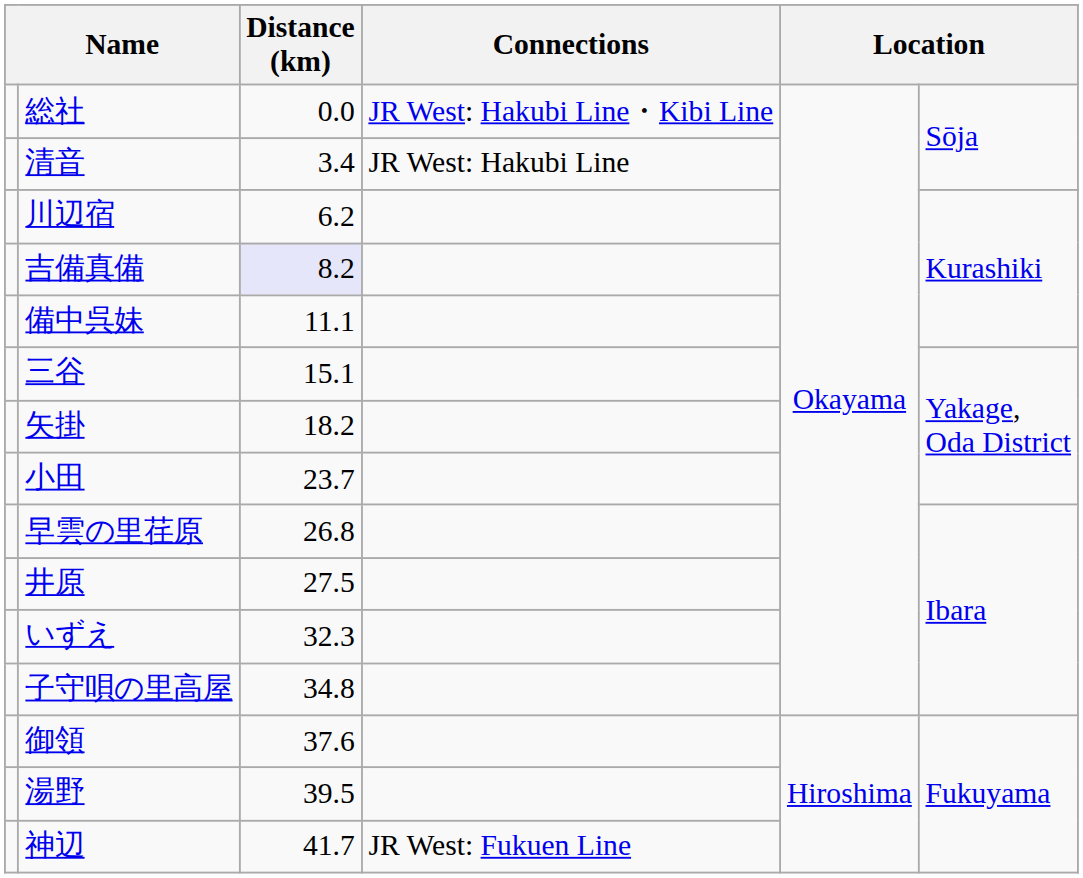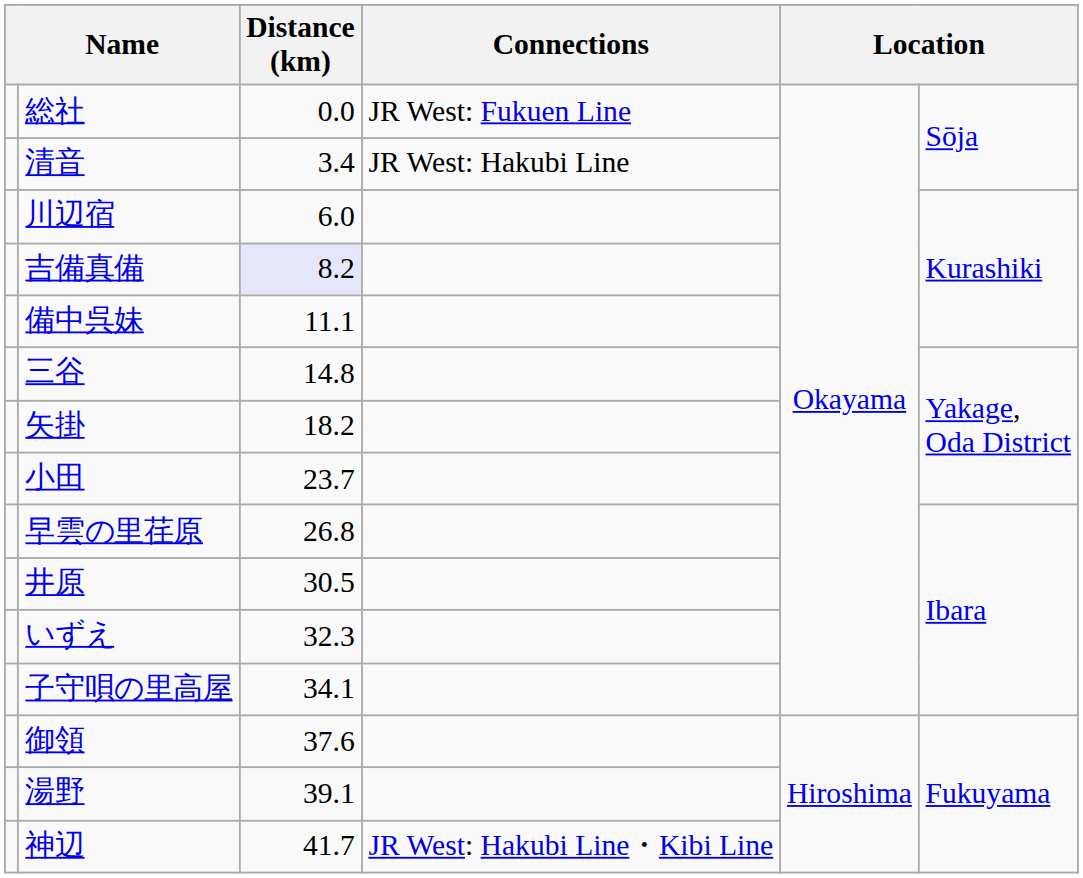(571, 110) JR West: Hakubi Line・Kibi Line -> (500, 110) JR West: Fukuen Line
(336, 215) 6.2 -> (336, 215) 6.0
(329, 373) 15.1 -> (329, 373) 14.8
(329, 583) 27.5 -> (329, 583) 30.5
(329, 688) 34.8 -> (329, 688) 34.1
(329, 793) 39.5 -> (329, 793) 39.1
(500, 845) JR West: Fukuen Line -> (571, 844) JR West: Hakubi Line・Kibi Line
